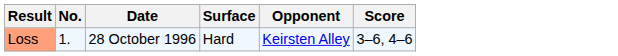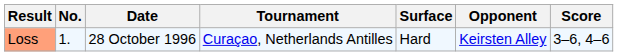+ column: (298, 15)
